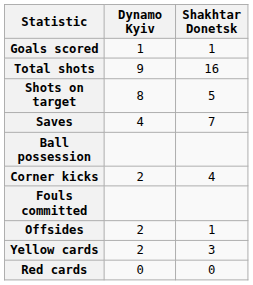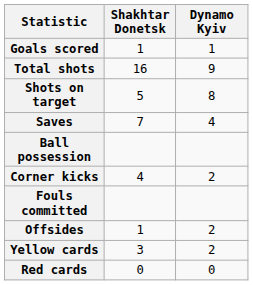columns swapped: (140, 21) <-> (212, 21)
